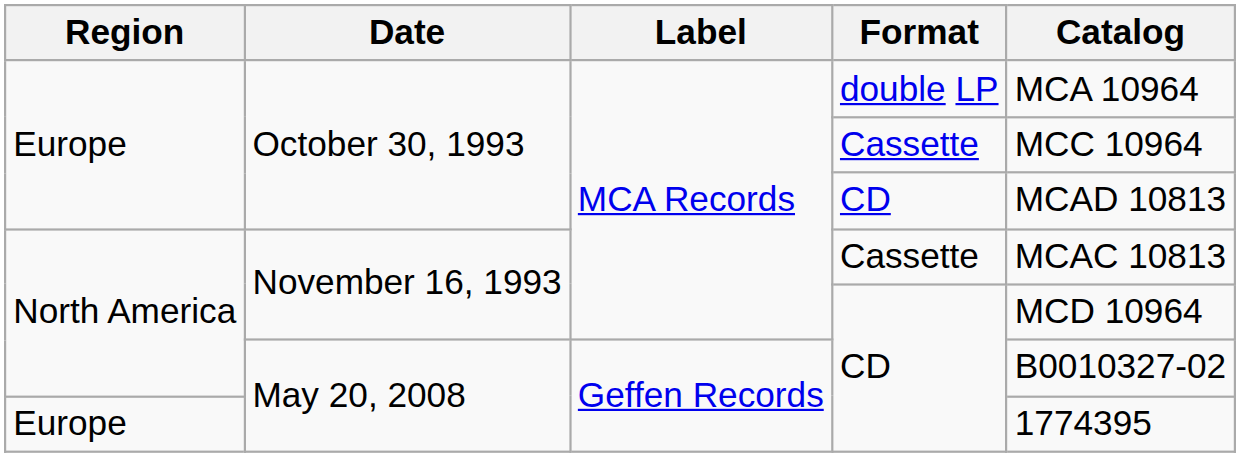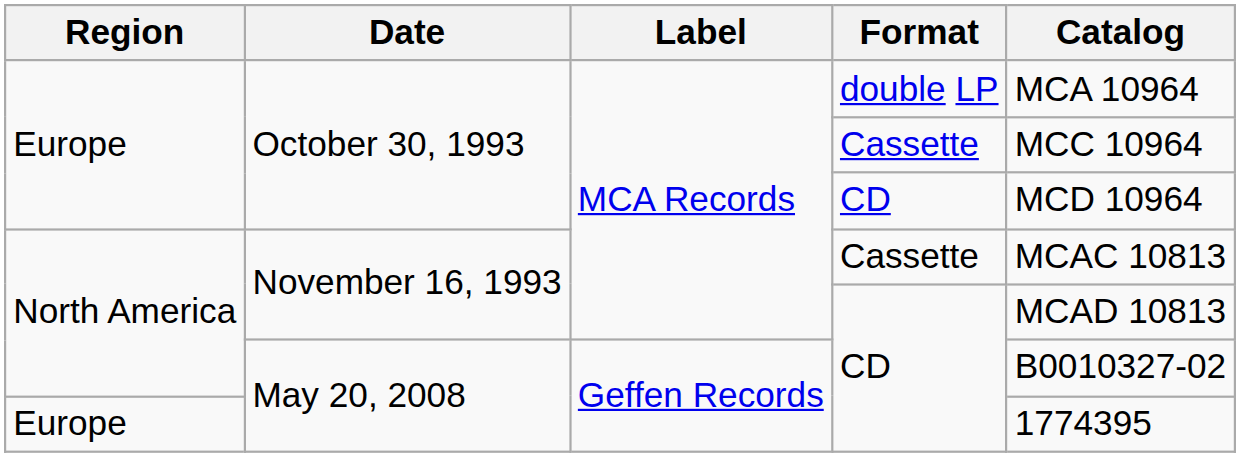(1120, 199) MCAD 10813 -> (1109, 199) MCD 10964
(1109, 311) MCD 10964 -> (1120, 311) MCAD 10813
